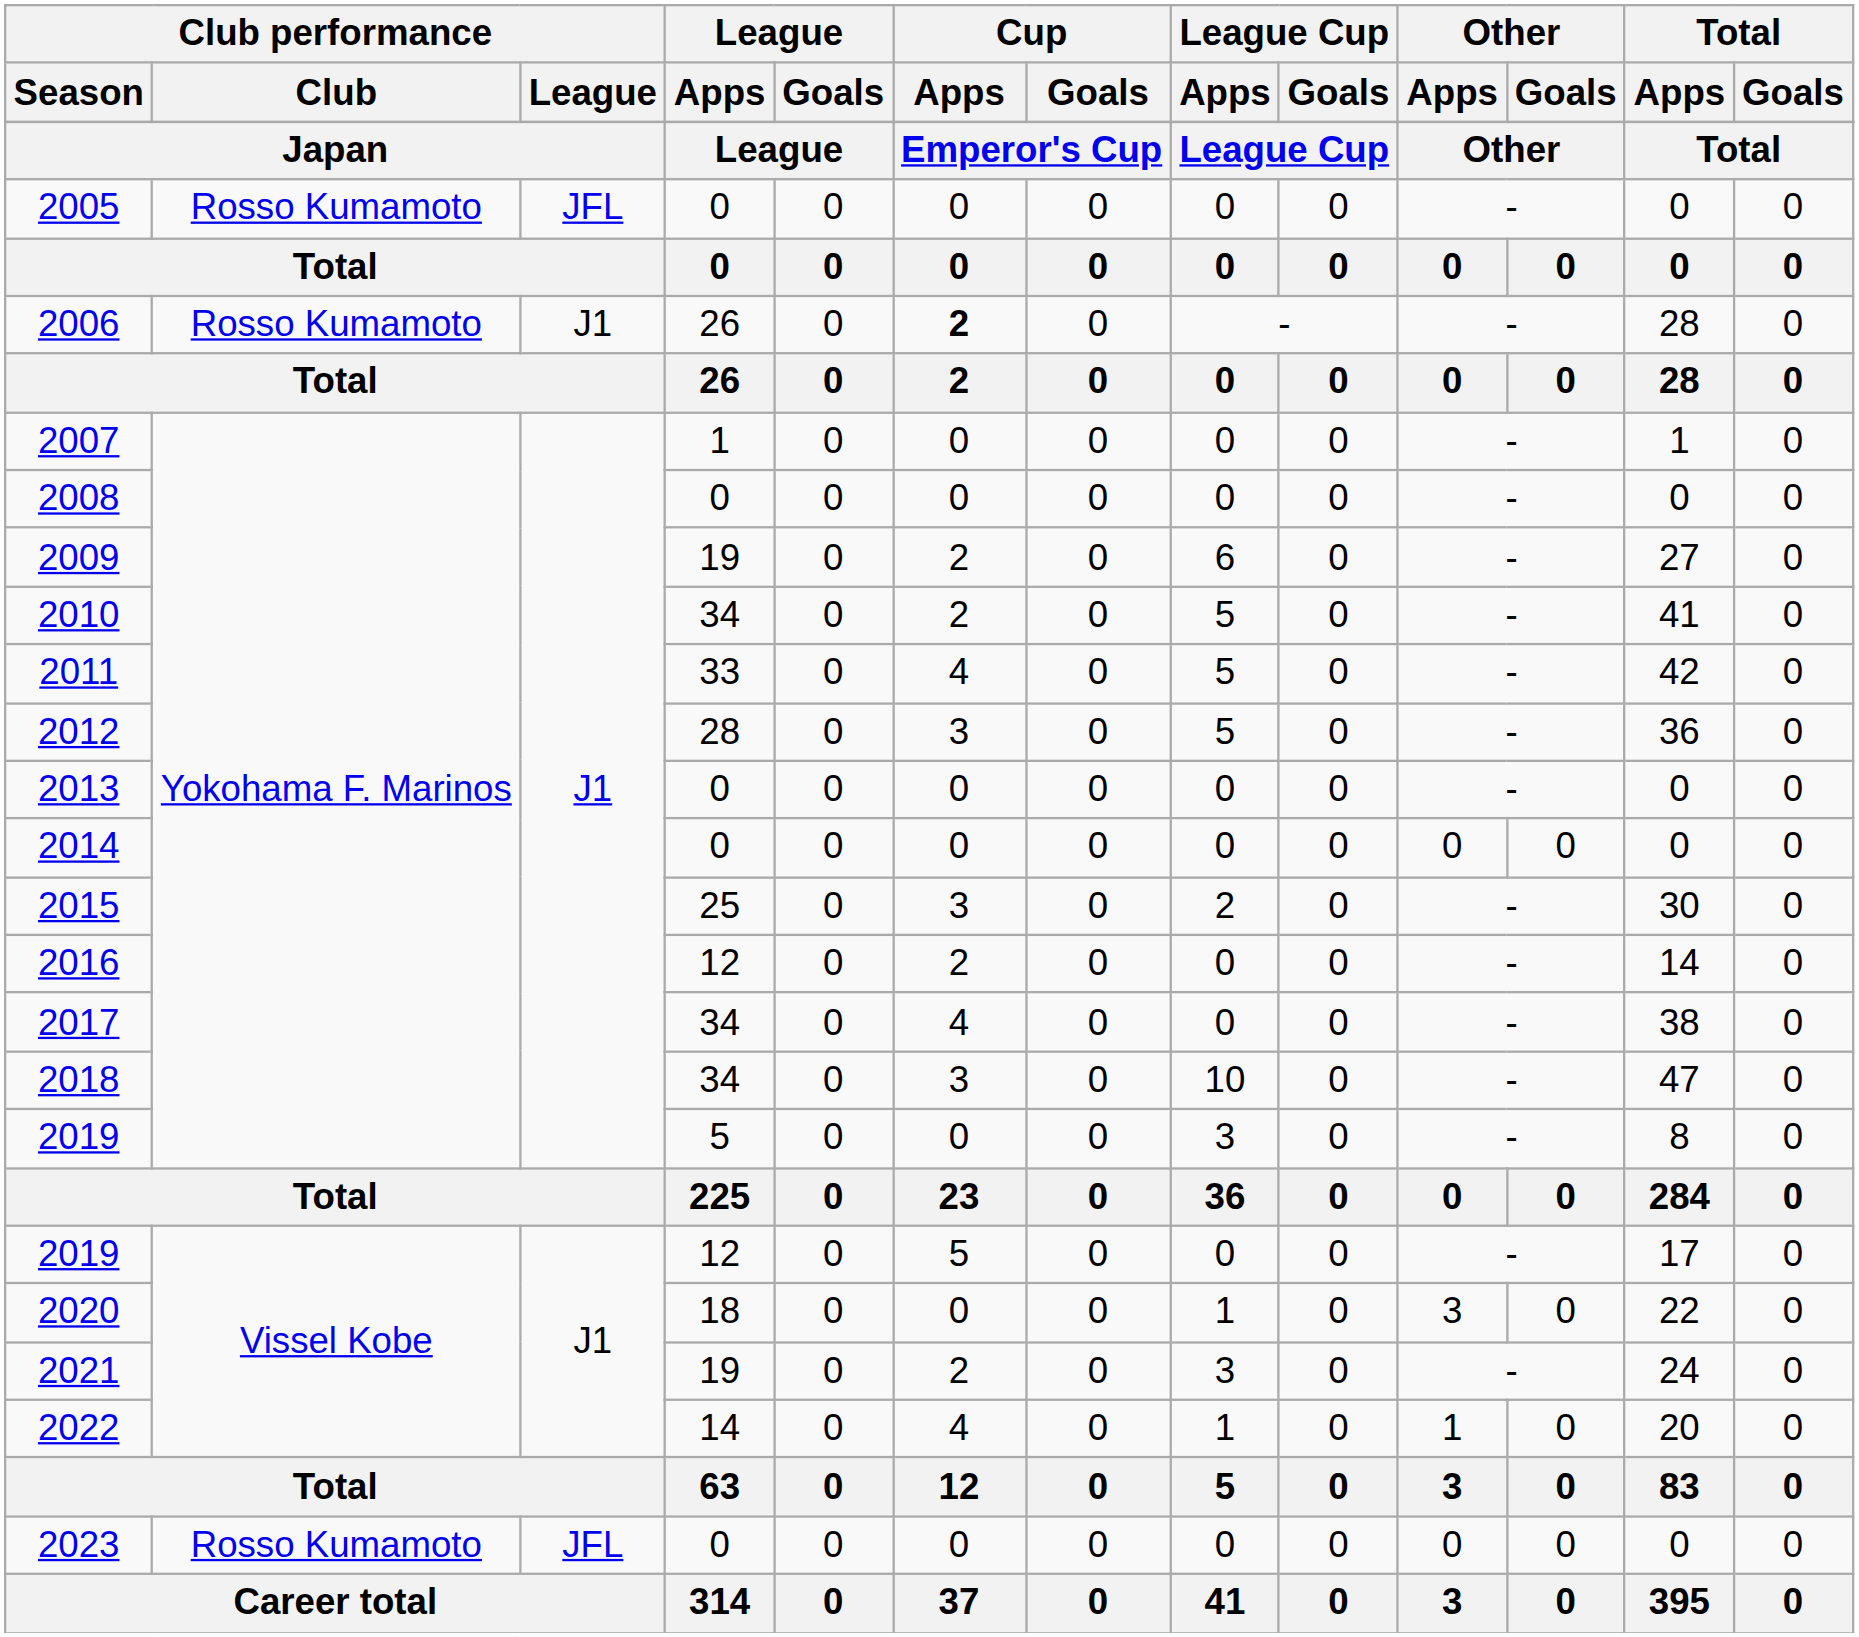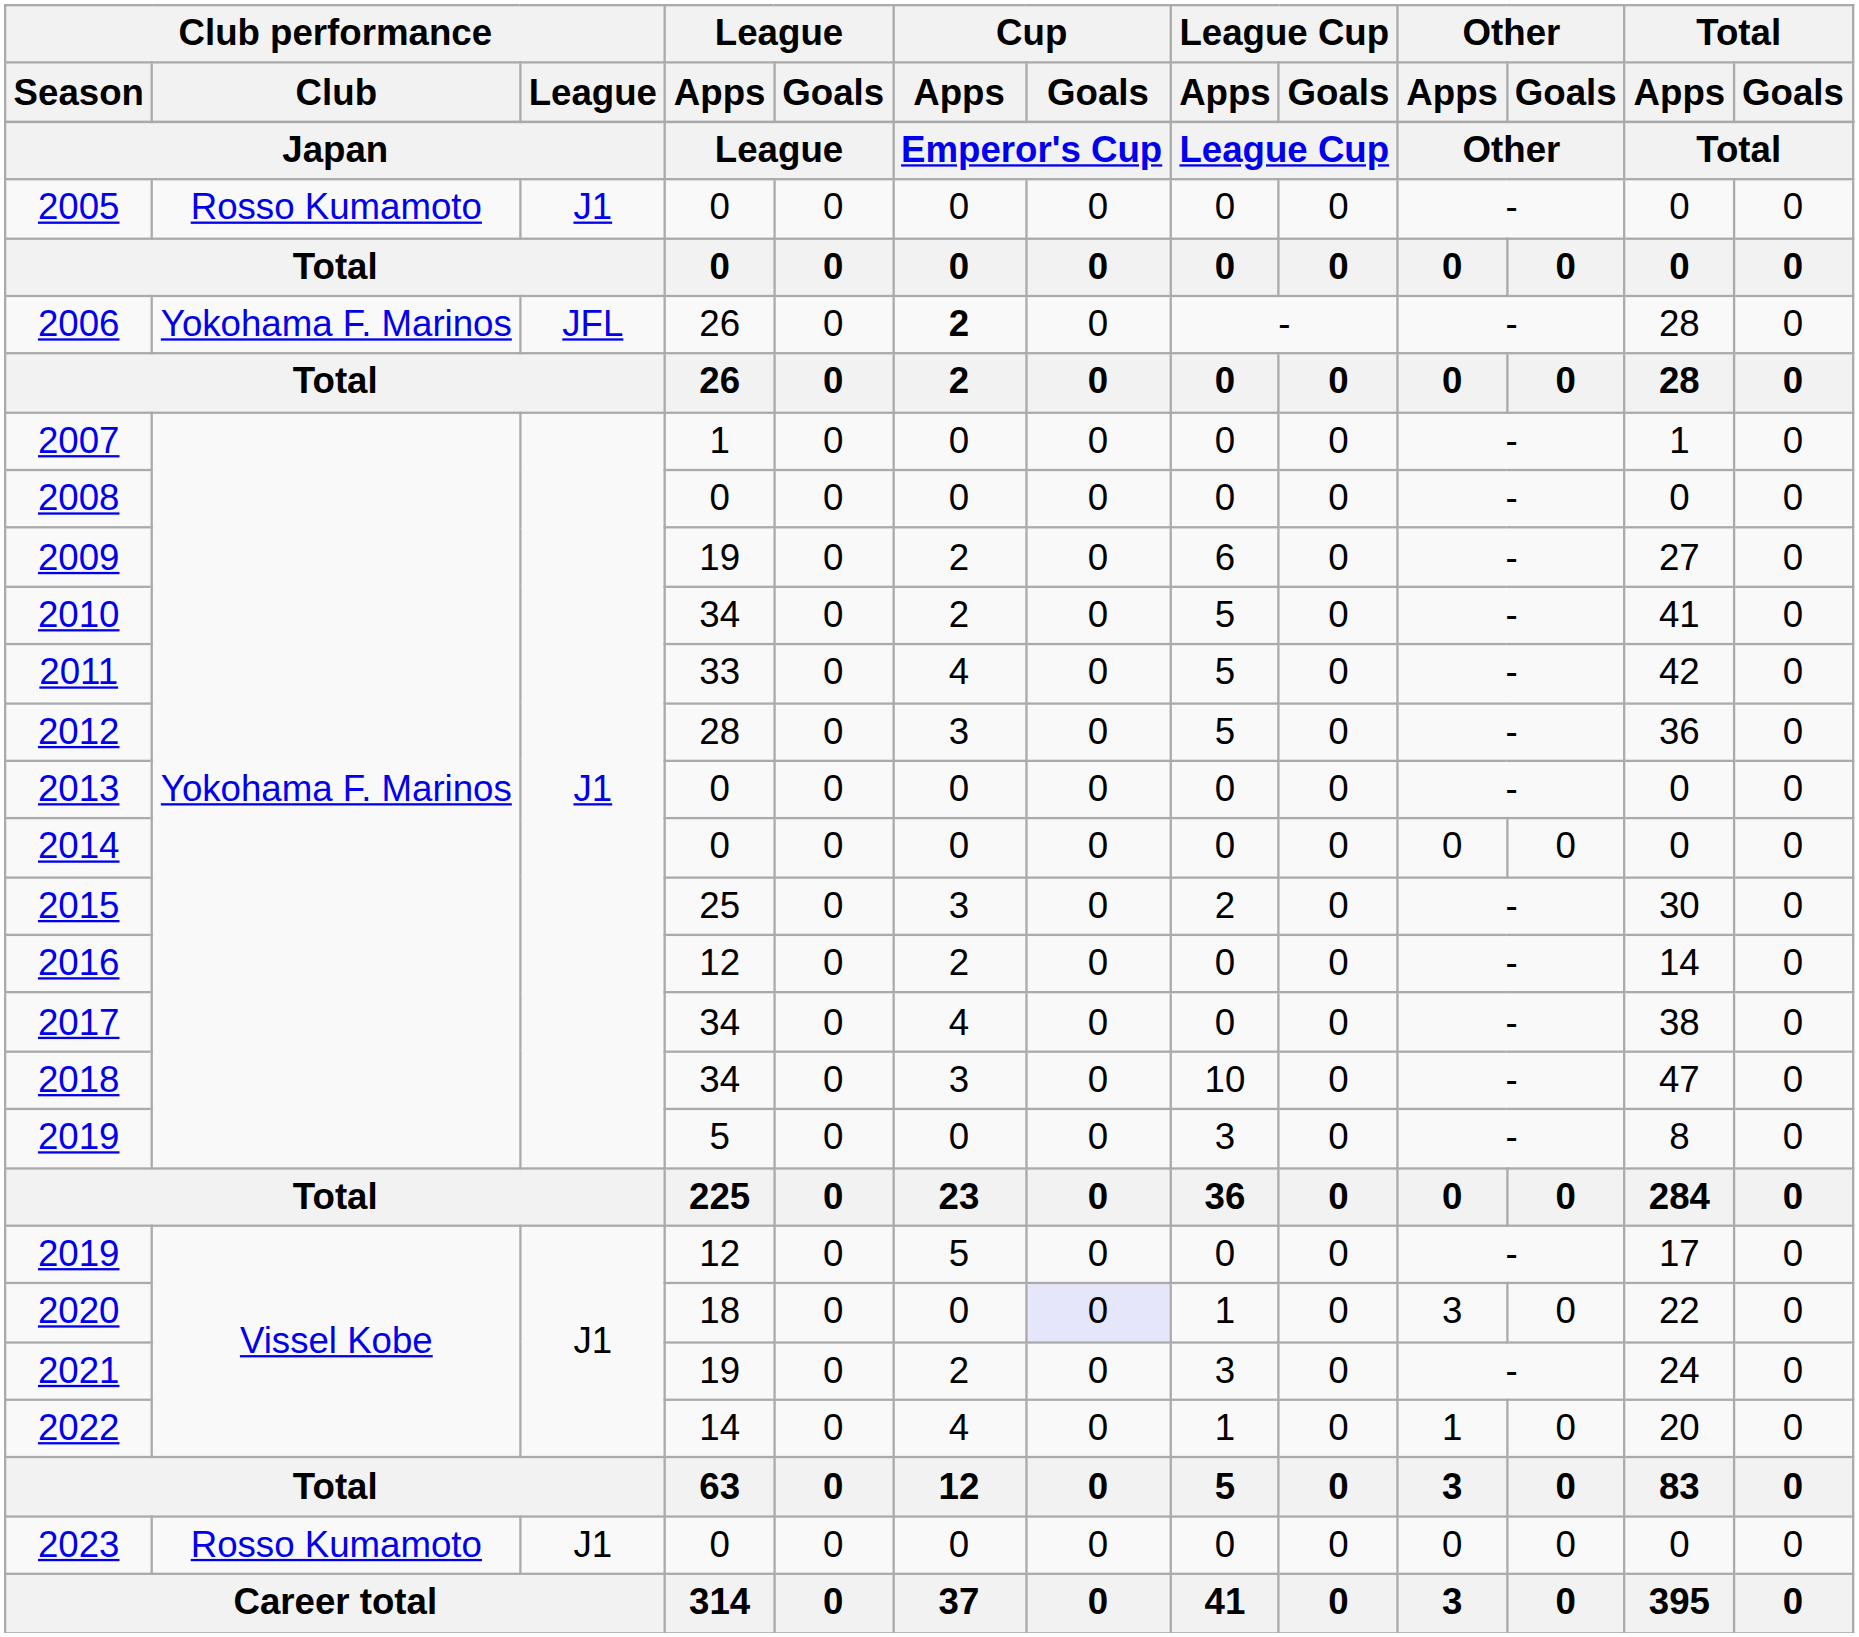(593, 207) JFL -> (593, 207) J1
(336, 324) Rosso Kumamoto -> (336, 324) Yokohama F. Marinos
(593, 324) J1 -> (593, 324) JFL
(1098, 1311) no background -> (1098, 1311) lavender background
(593, 1544) JFL -> (593, 1544) J1
